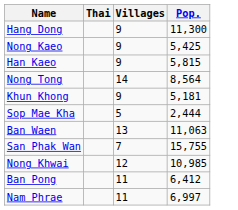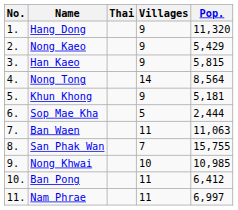+ column: (16, 13)
(188, 30) 11,300 -> (212, 30) 11,320
(185, 46) 5,425 -> (209, 46) 5,429
(122, 130) 13 -> (145, 130) 11
(122, 163) 12 -> (145, 163) 10
